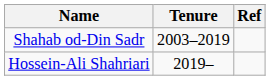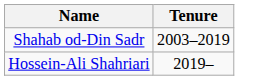- column: (249, 16)
